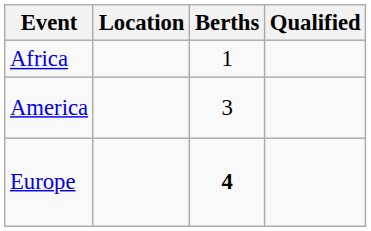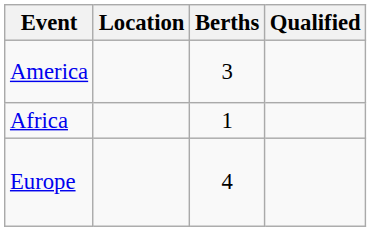rows swapped: (39, 58) <-> (49, 107)
(227, 181) bold -> (227, 181) normal
